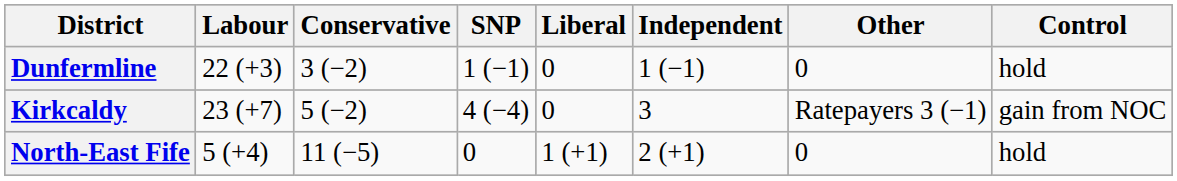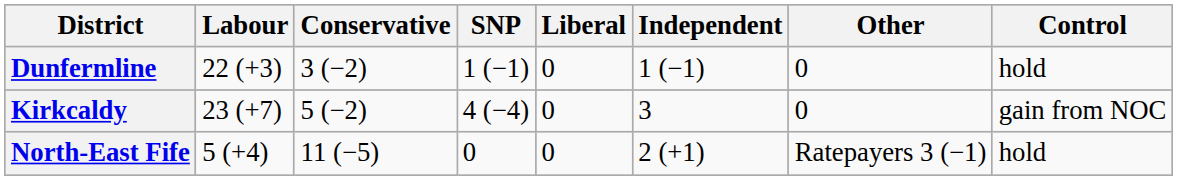(891, 110) Ratepayers 3 (−1) -> (801, 110) 0
(575, 152) 1 (+1) -> (548, 152) 0
(801, 152) 0 -> (891, 152) Ratepayers 3 (−1)
